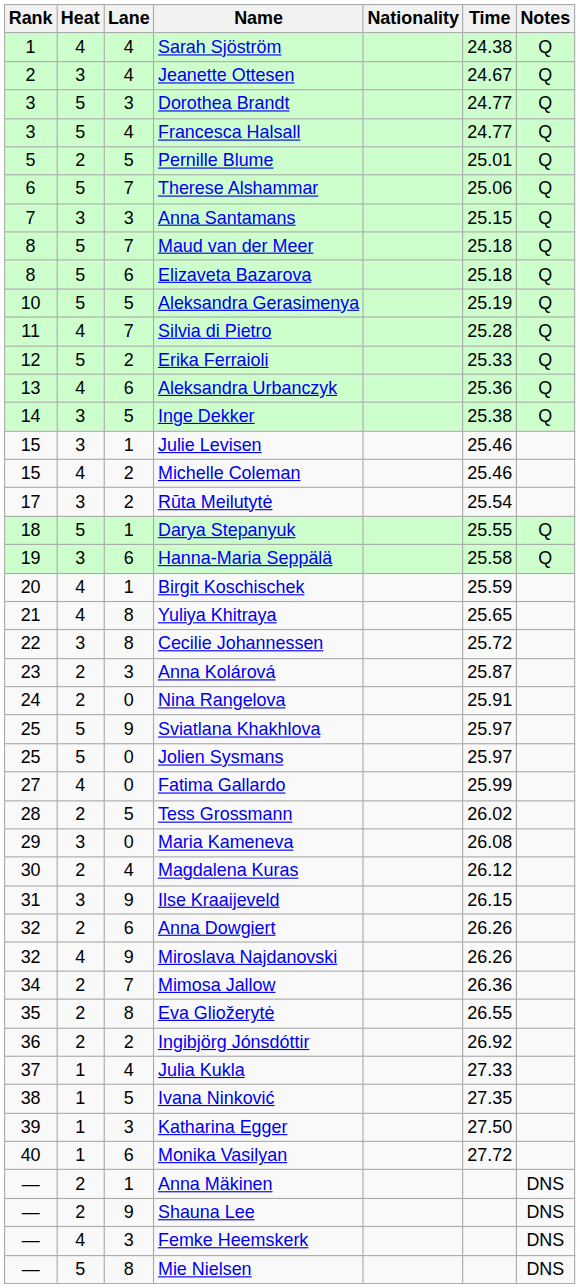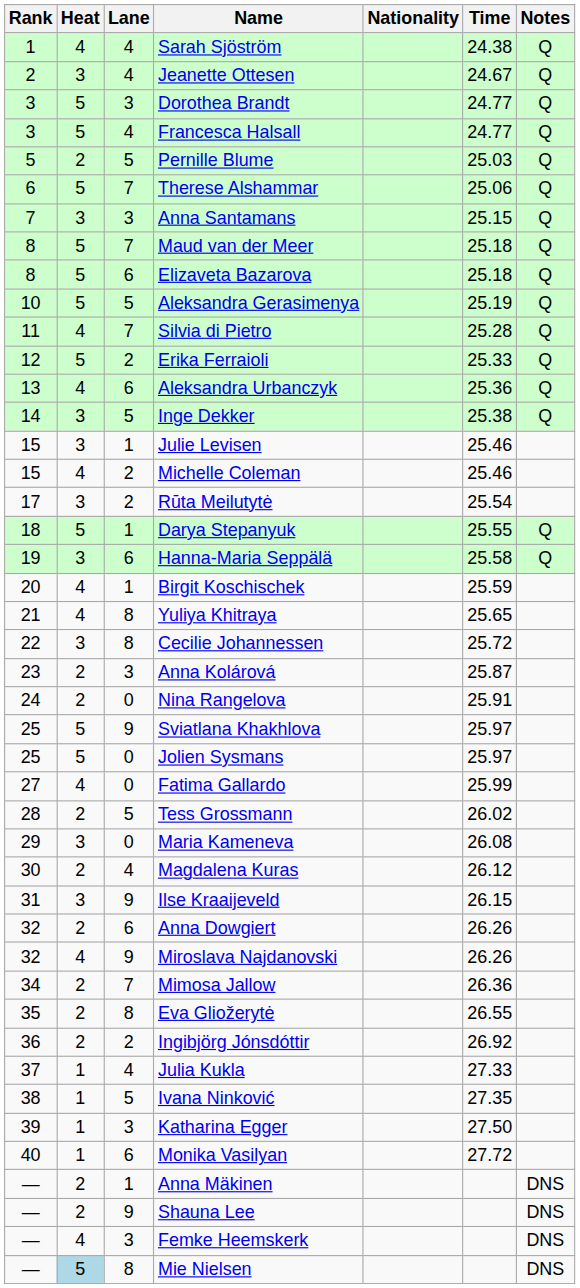(490, 160) 25.01 -> (490, 160) 25.03
(80, 1269) no background -> (80, 1269) lightblue background
